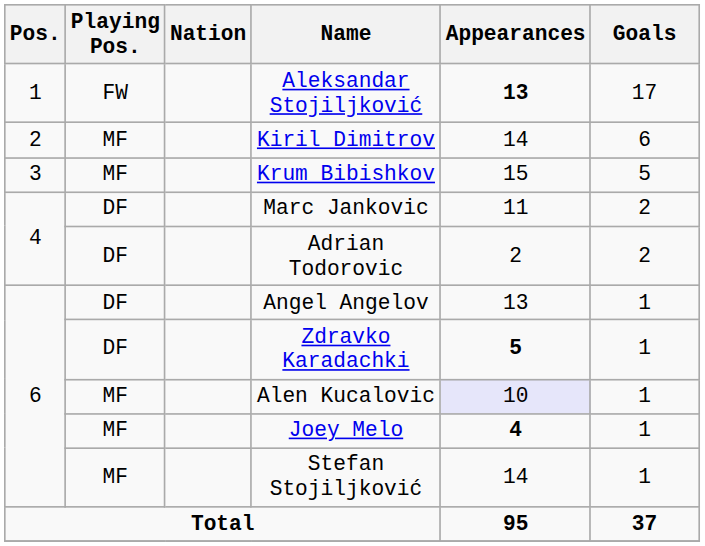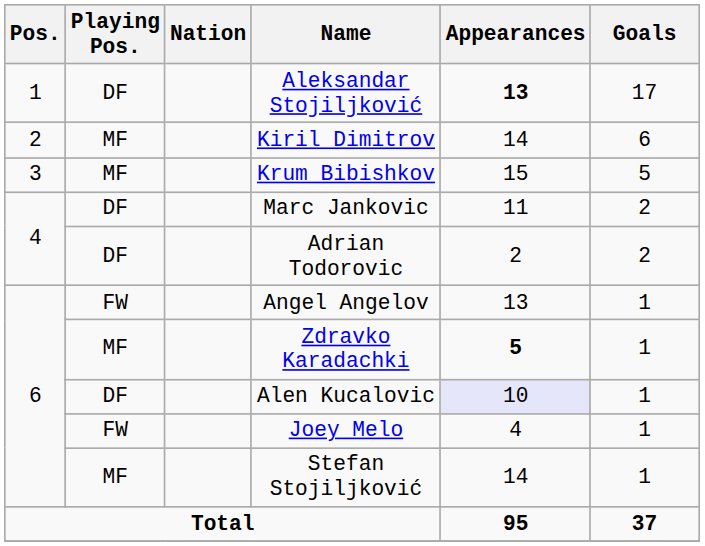(115, 93) FW -> (115, 93) DF
(115, 303) DF -> (115, 303) FW
(115, 349) DF -> (115, 349) MF
(115, 396) MF -> (115, 396) DF
(115, 431) MF -> (115, 431) FW
(516, 431) bold -> (516, 431) normal
